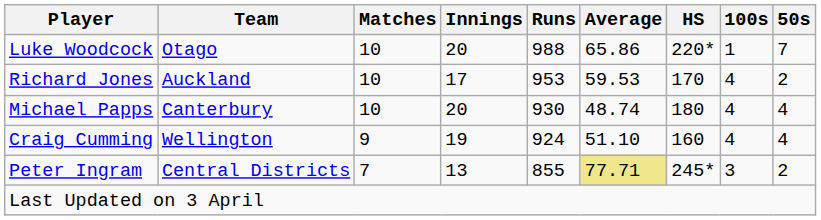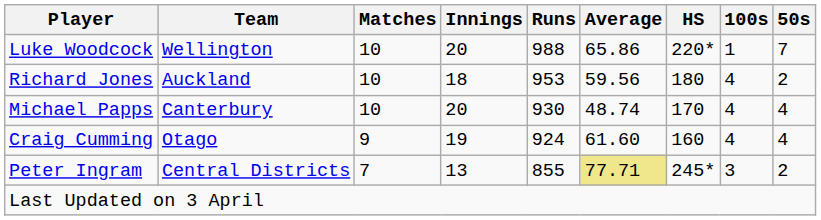(190, 50) Otago -> (217, 50) Wellington
(456, 80) 17 -> (456, 80) 18
(613, 80) 59.53 -> (613, 80) 59.56
(688, 80) 170 -> (688, 80) 180
(688, 110) 180 -> (688, 110) 170
(217, 140) Wellington -> (190, 140) Otago
(613, 140) 51.10 -> (613, 140) 61.60
